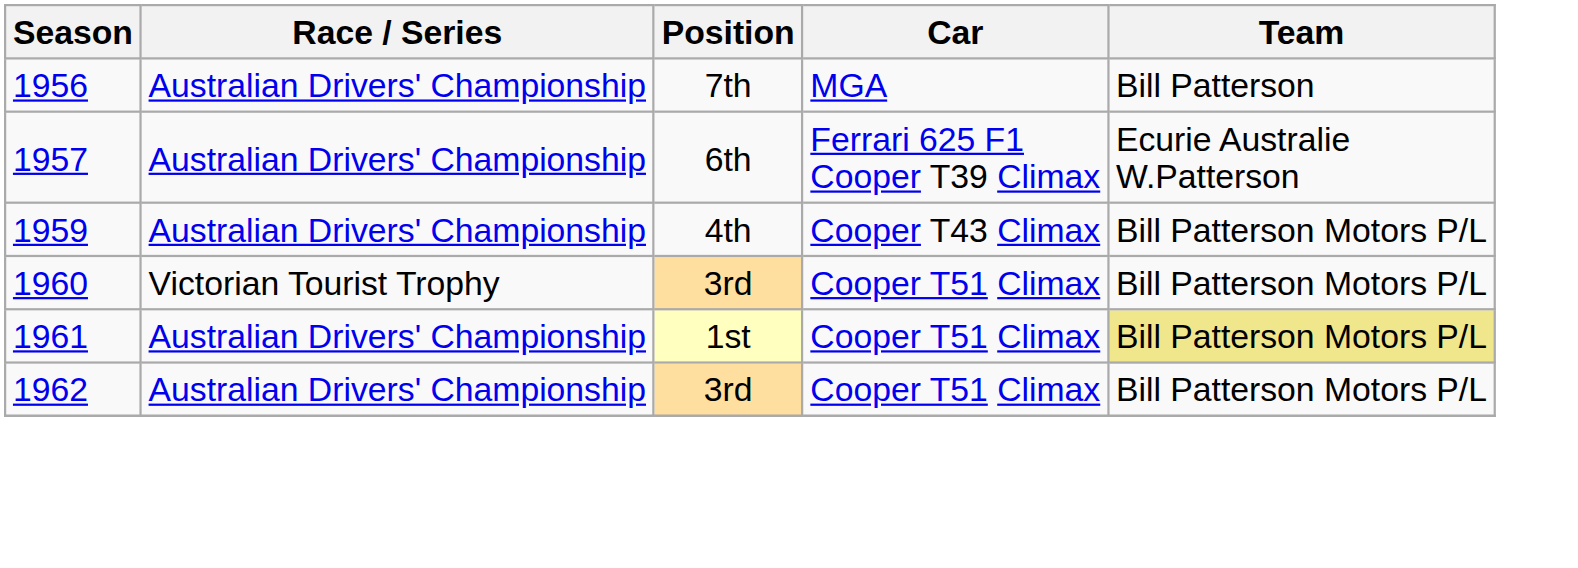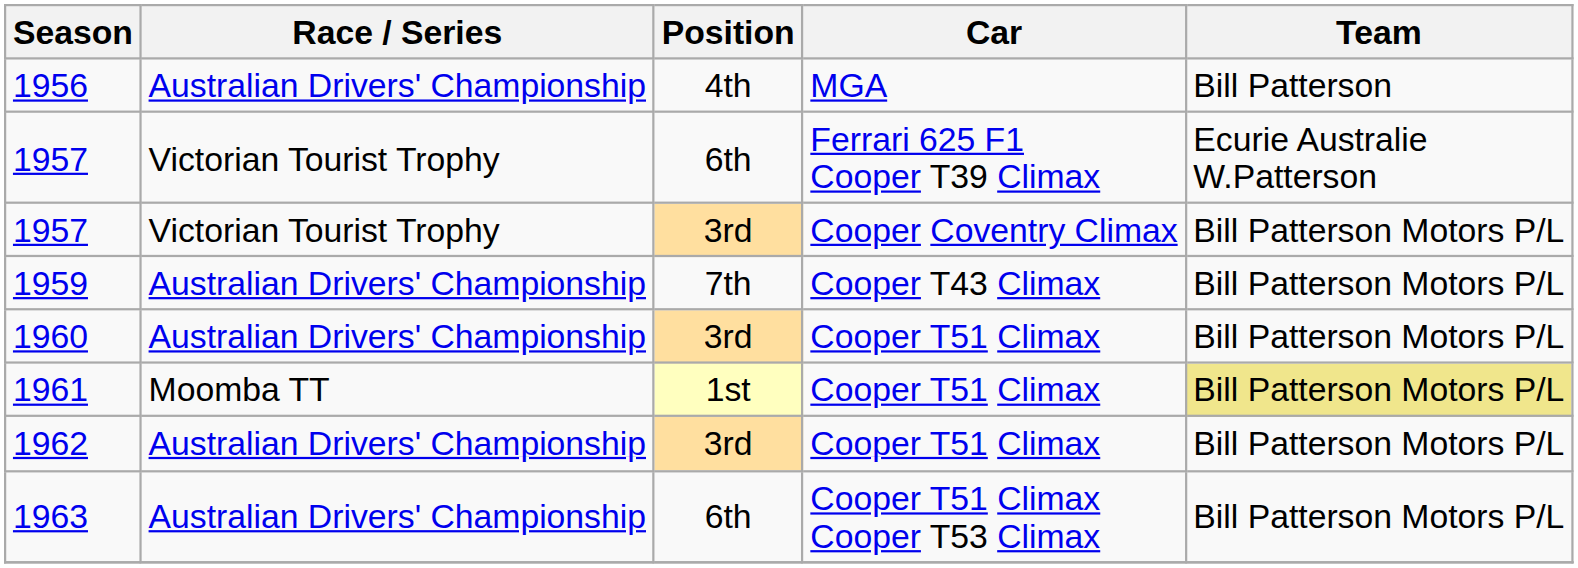(728, 85) 7th -> (728, 85) 4th
(397, 158) Australian Drivers' Championship -> (324, 158) Victorian Tourist Trophy
+ row: (50, 230)
(728, 230) 4th -> (728, 283) 7th
(324, 283) Victorian Tourist Trophy -> (397, 337) Australian Drivers' Championship
(397, 337) Australian Drivers' Championship -> (239, 390) Moomba TT
+ row: (50, 516)
